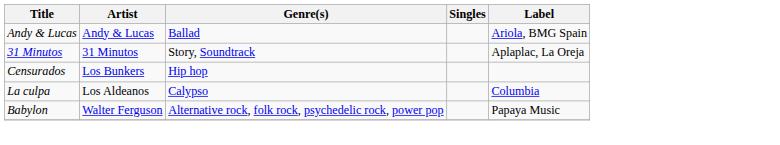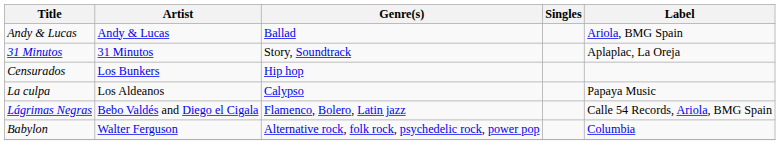(515, 91) Columbia -> (622, 91) Papaya Music
+ row: (50, 110)
(526, 110) Papaya Music -> (611, 129) Columbia
